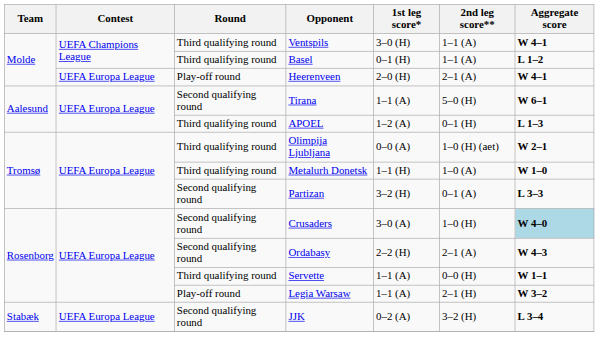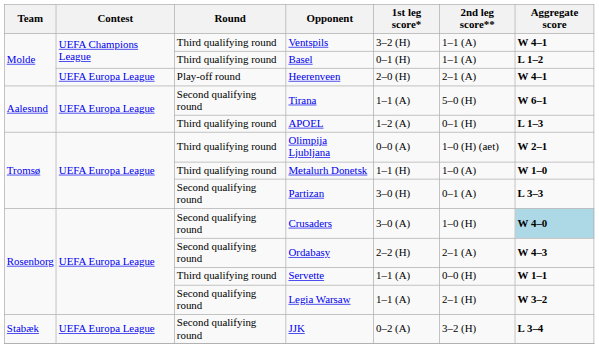(393, 42) 3–0 (H) -> (393, 42) 3–2 (H)
(393, 194) 3–2 (H) -> (393, 194) 3–0 (H)
(209, 293) Play-off round -> (217, 299) Second qualifying round
